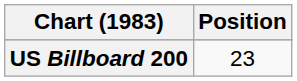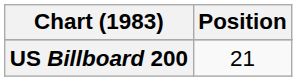(242, 57) 23 -> (242, 57) 21
